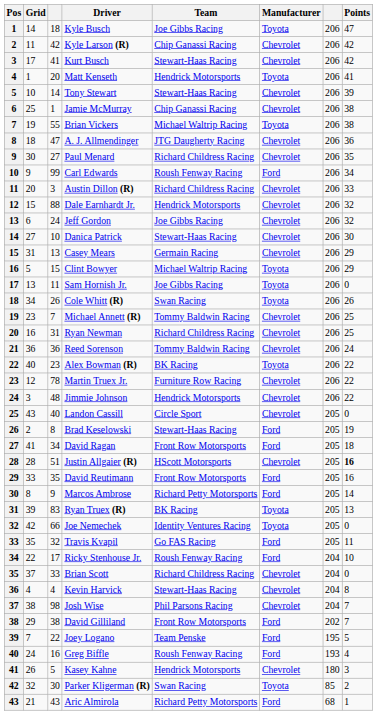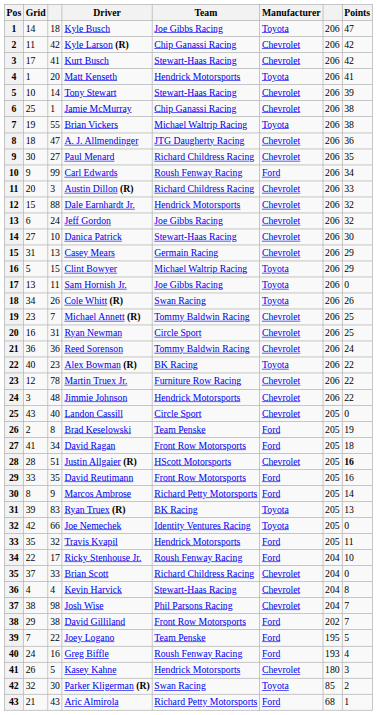(204, 333) Richard Childress Racing -> (178, 333) Circle Sport
(195, 429) Stewart-Haas Racing -> (180, 429) Team Penske
(185, 542) Go FAS Racing -> (197, 542) Hendrick Motorsports
